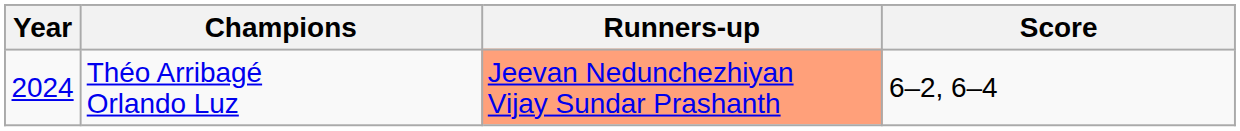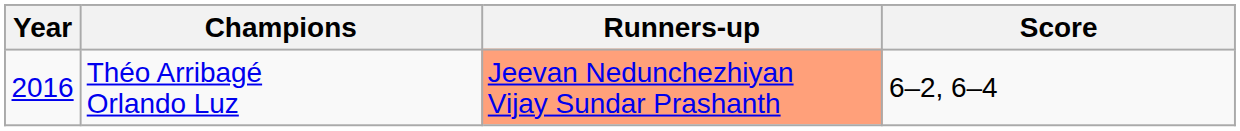(43, 87) 2024 -> (43, 87) 2016
